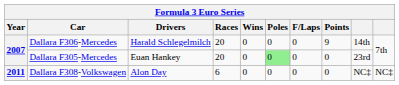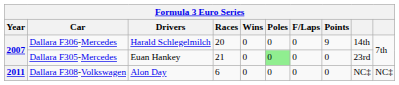(220, 57) 20 -> (220, 57) 21
